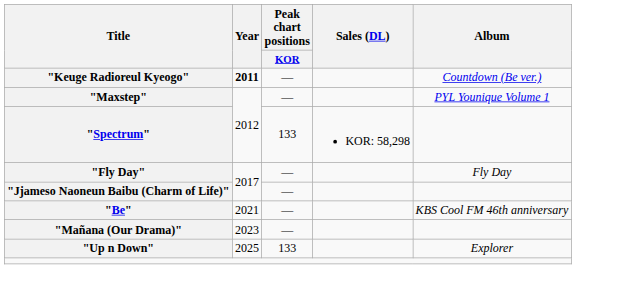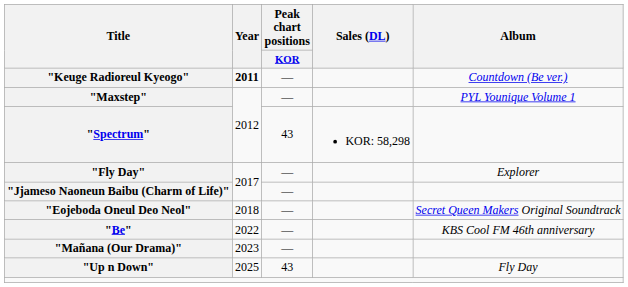(287, 134) 133 -> (287, 134) 43
(492, 172) Fly Day -> (518, 172) Explorer
+ row: (118, 210)
(247, 210) 2021 -> (247, 229) 2022
(287, 248) 133 -> (287, 267) 43
(492, 248) Explorer -> (518, 267) Fly Day
